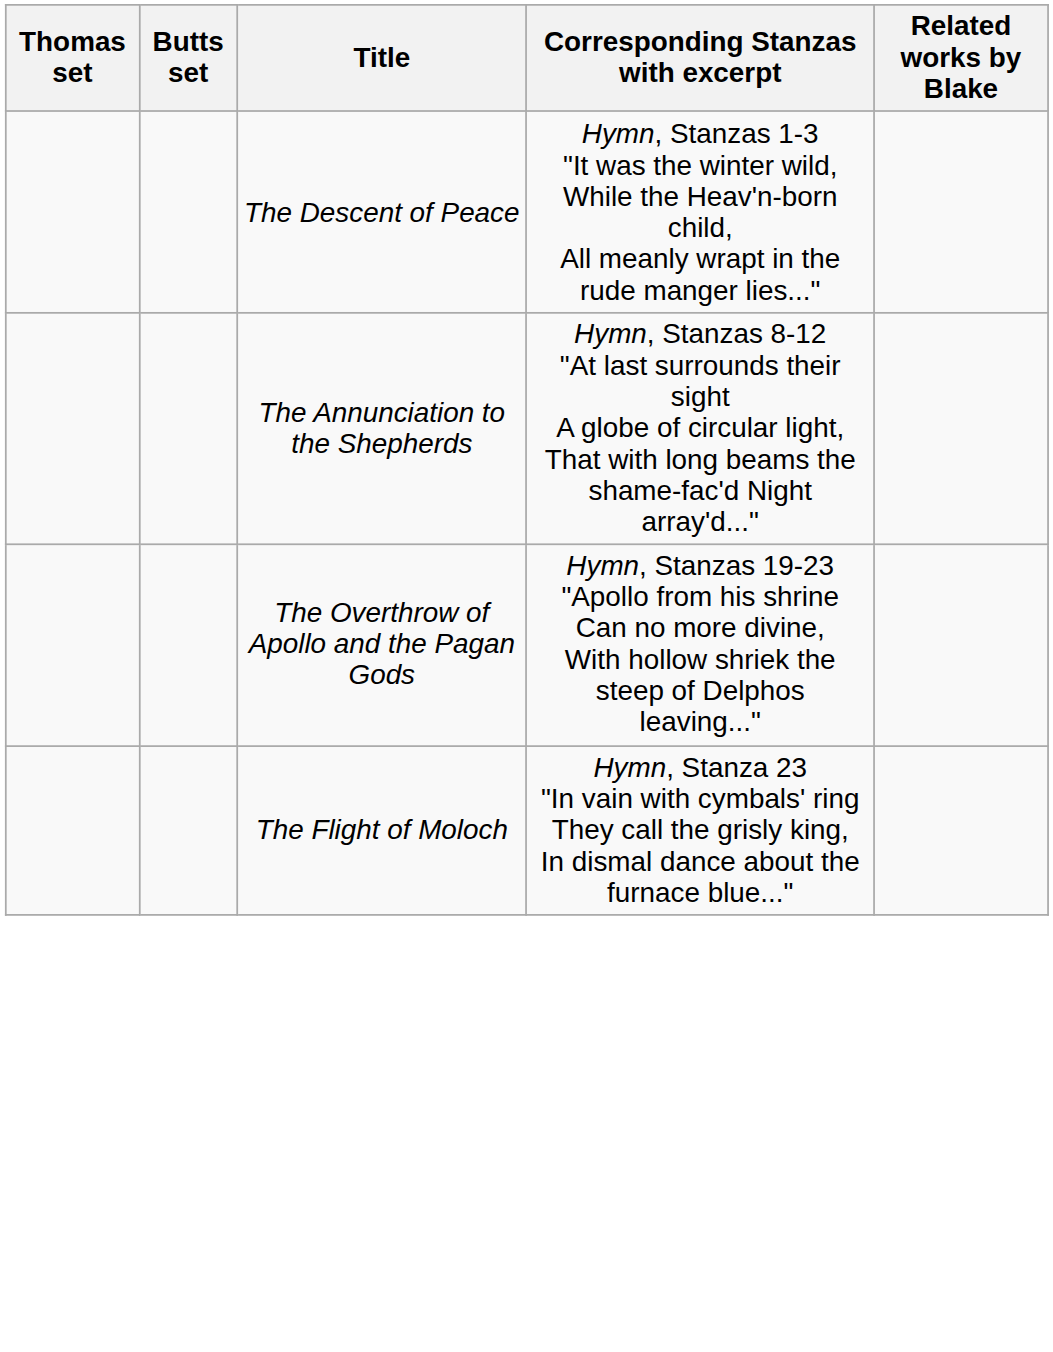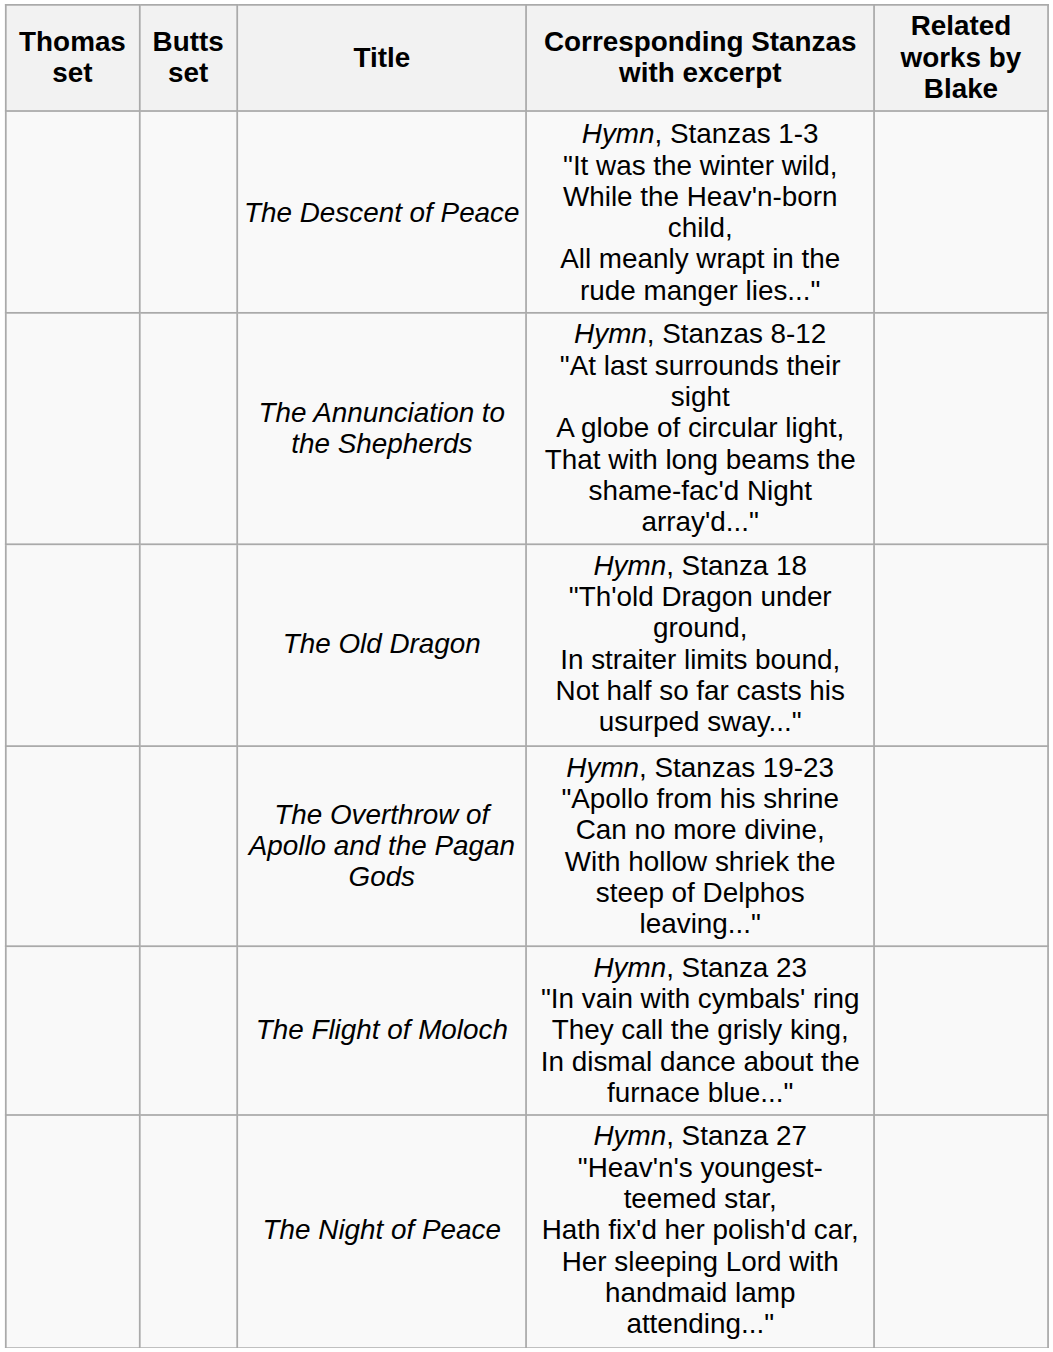+ row: (382, 644)
+ row: (382, 1231)
